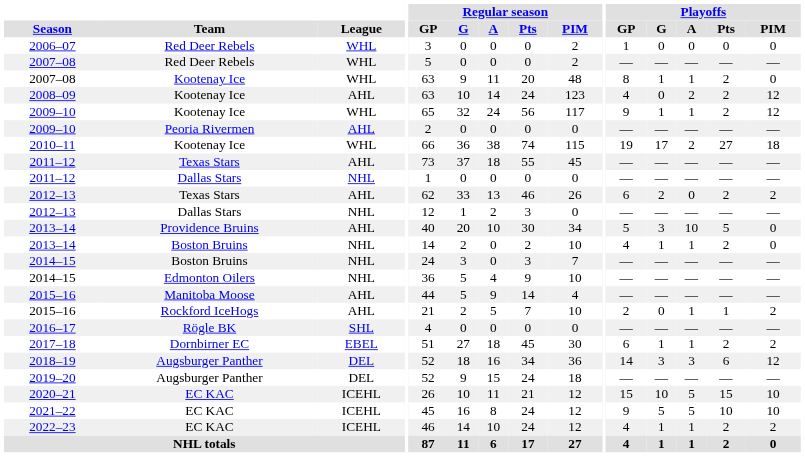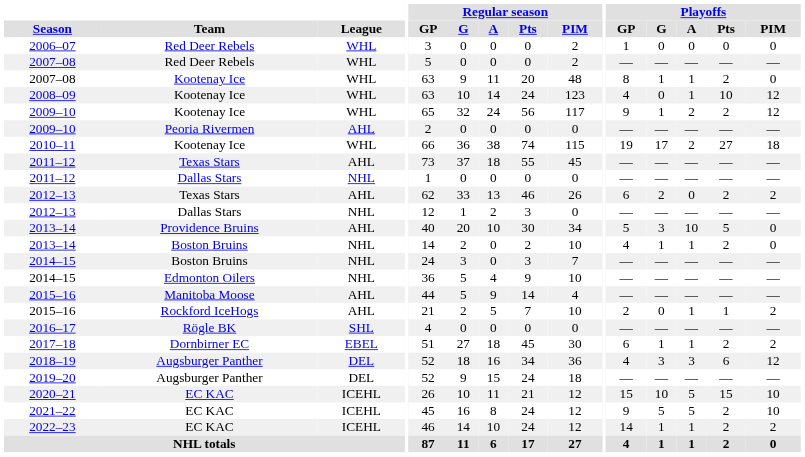(361, 95) AHL -> (361, 95) WHL
(691, 95) 2 -> (691, 95) 1
(726, 95) 2 -> (726, 95) 10
(691, 111) 1 -> (691, 111) 2
(626, 360) 14 -> (626, 360) 4
(726, 410) 10 -> (726, 410) 2
(626, 427) 4 -> (626, 427) 14
